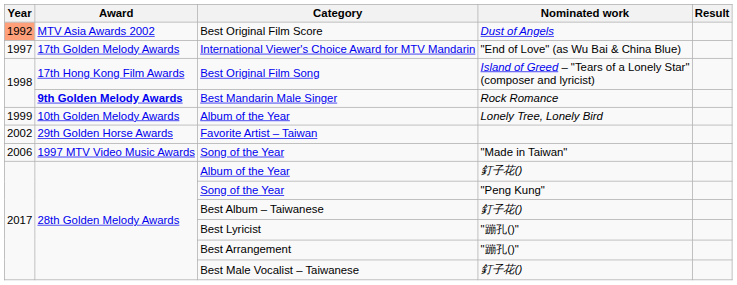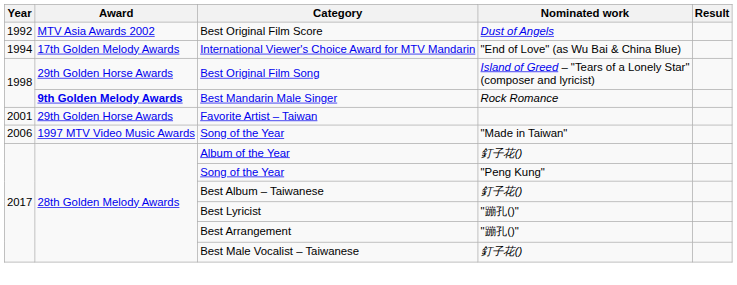(20, 31) lightsalmon background -> (20, 31) no background
(20, 49) 1997 -> (20, 49) 1994
(111, 73) 17th Hong Kong Film Awards -> (105, 73) 29th Golden Horse Awards
- row: (245, 116)
(20, 134) 2002 -> (20, 116) 2001
